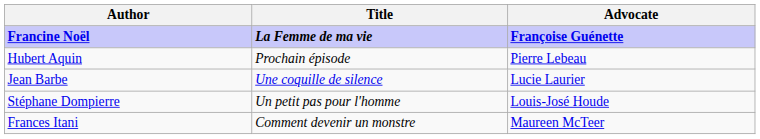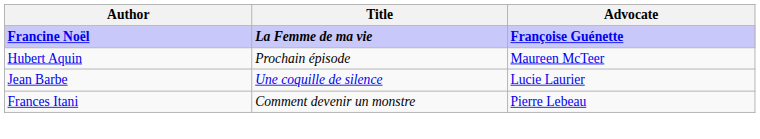(548, 58) Pierre Lebeau -> (557, 58) Maureen McTeer
- row: (64, 101)
(557, 123) Maureen McTeer -> (548, 101) Pierre Lebeau
